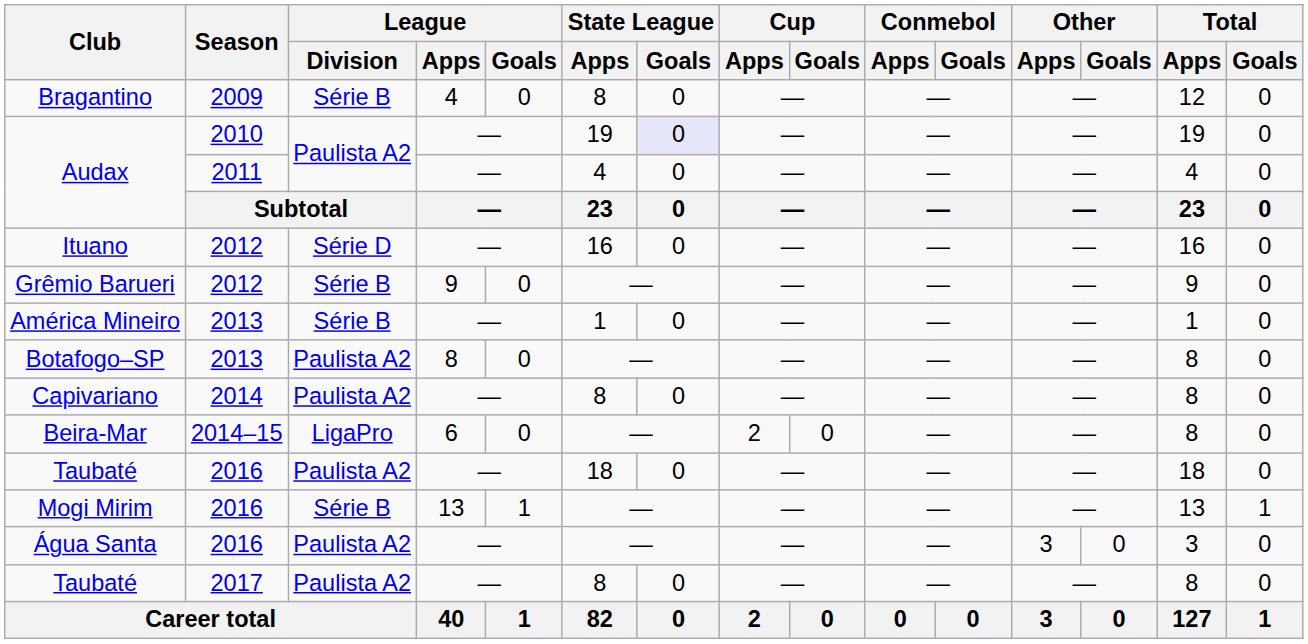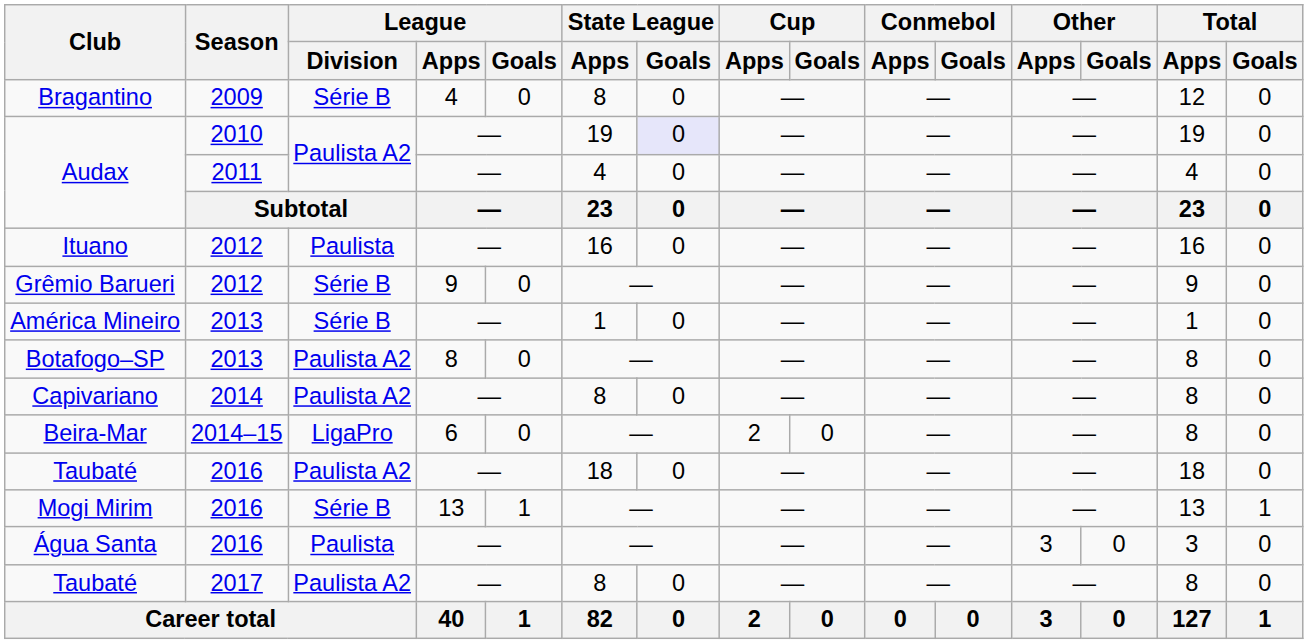(352, 246) Série D -> (352, 246) Paulista
(352, 545) Paulista A2 -> (352, 545) Paulista
